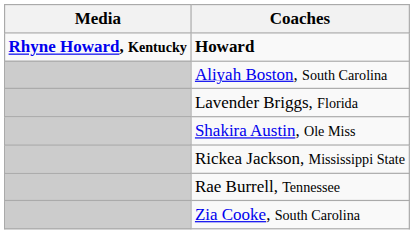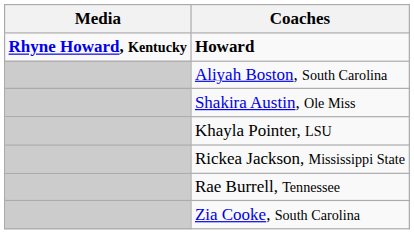- row: (276, 102)
+ row: (263, 131)
